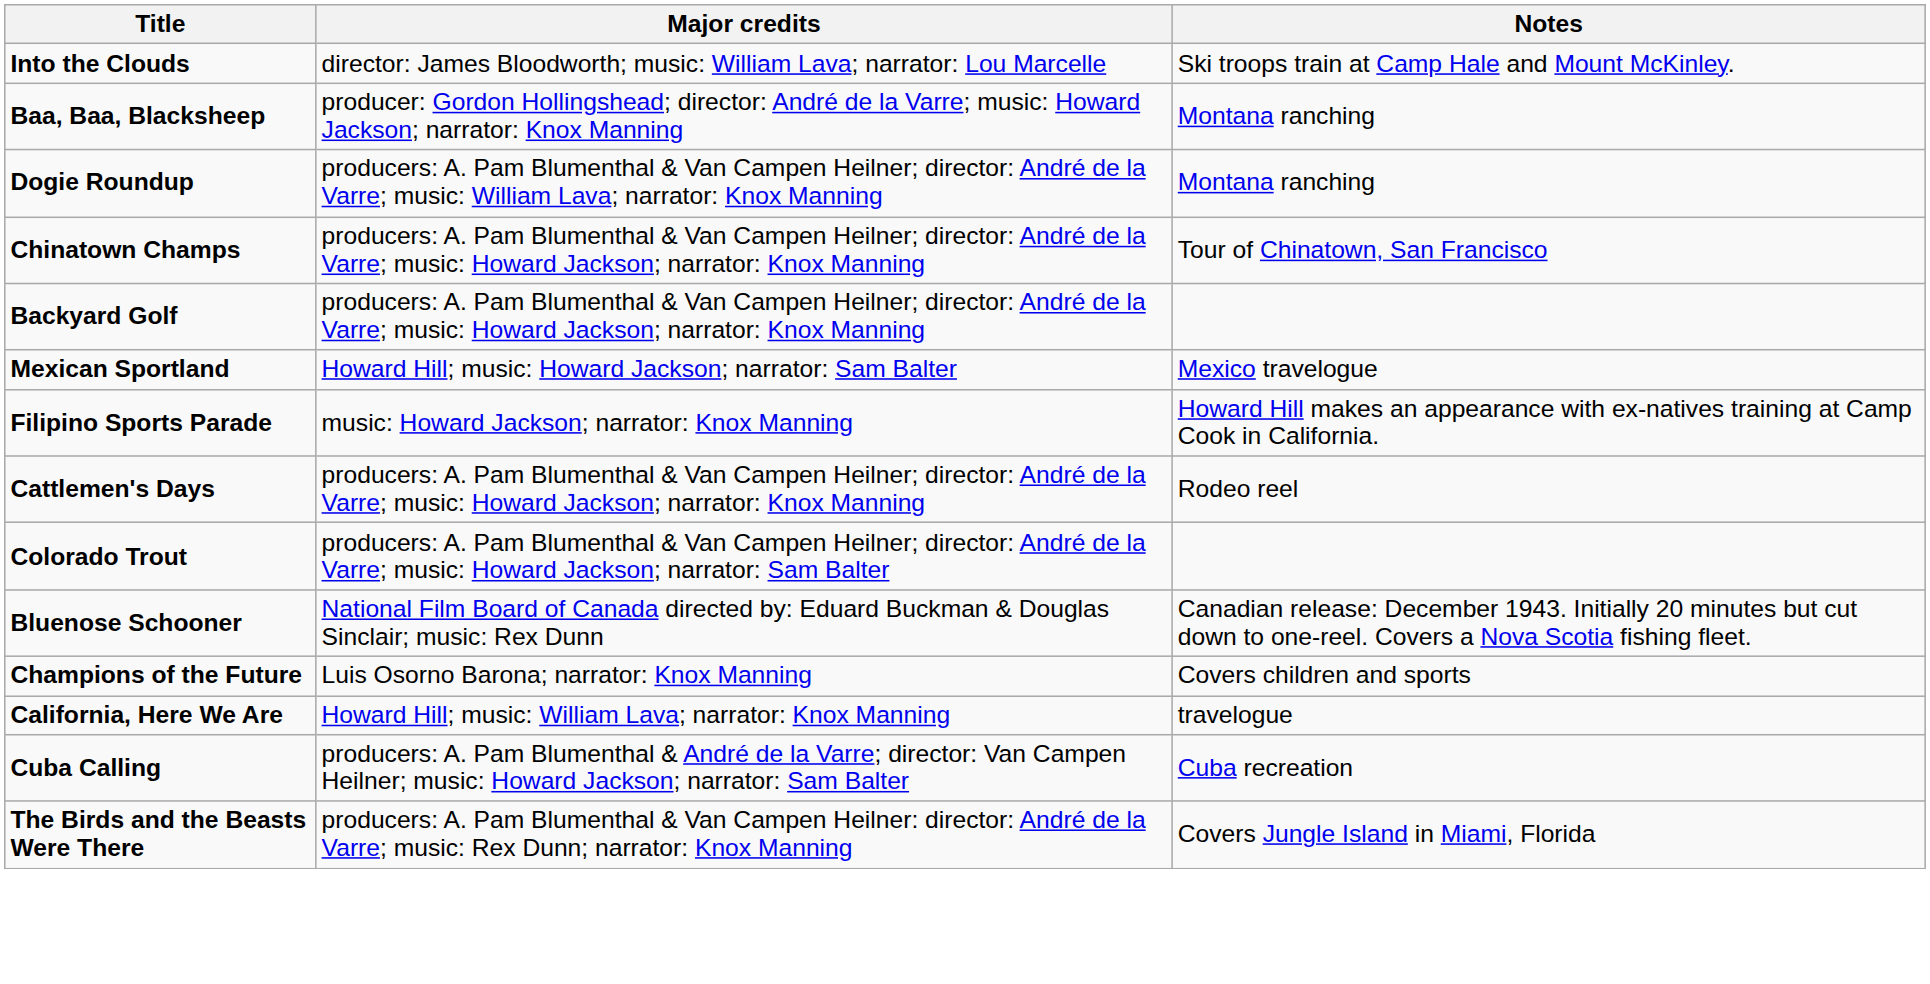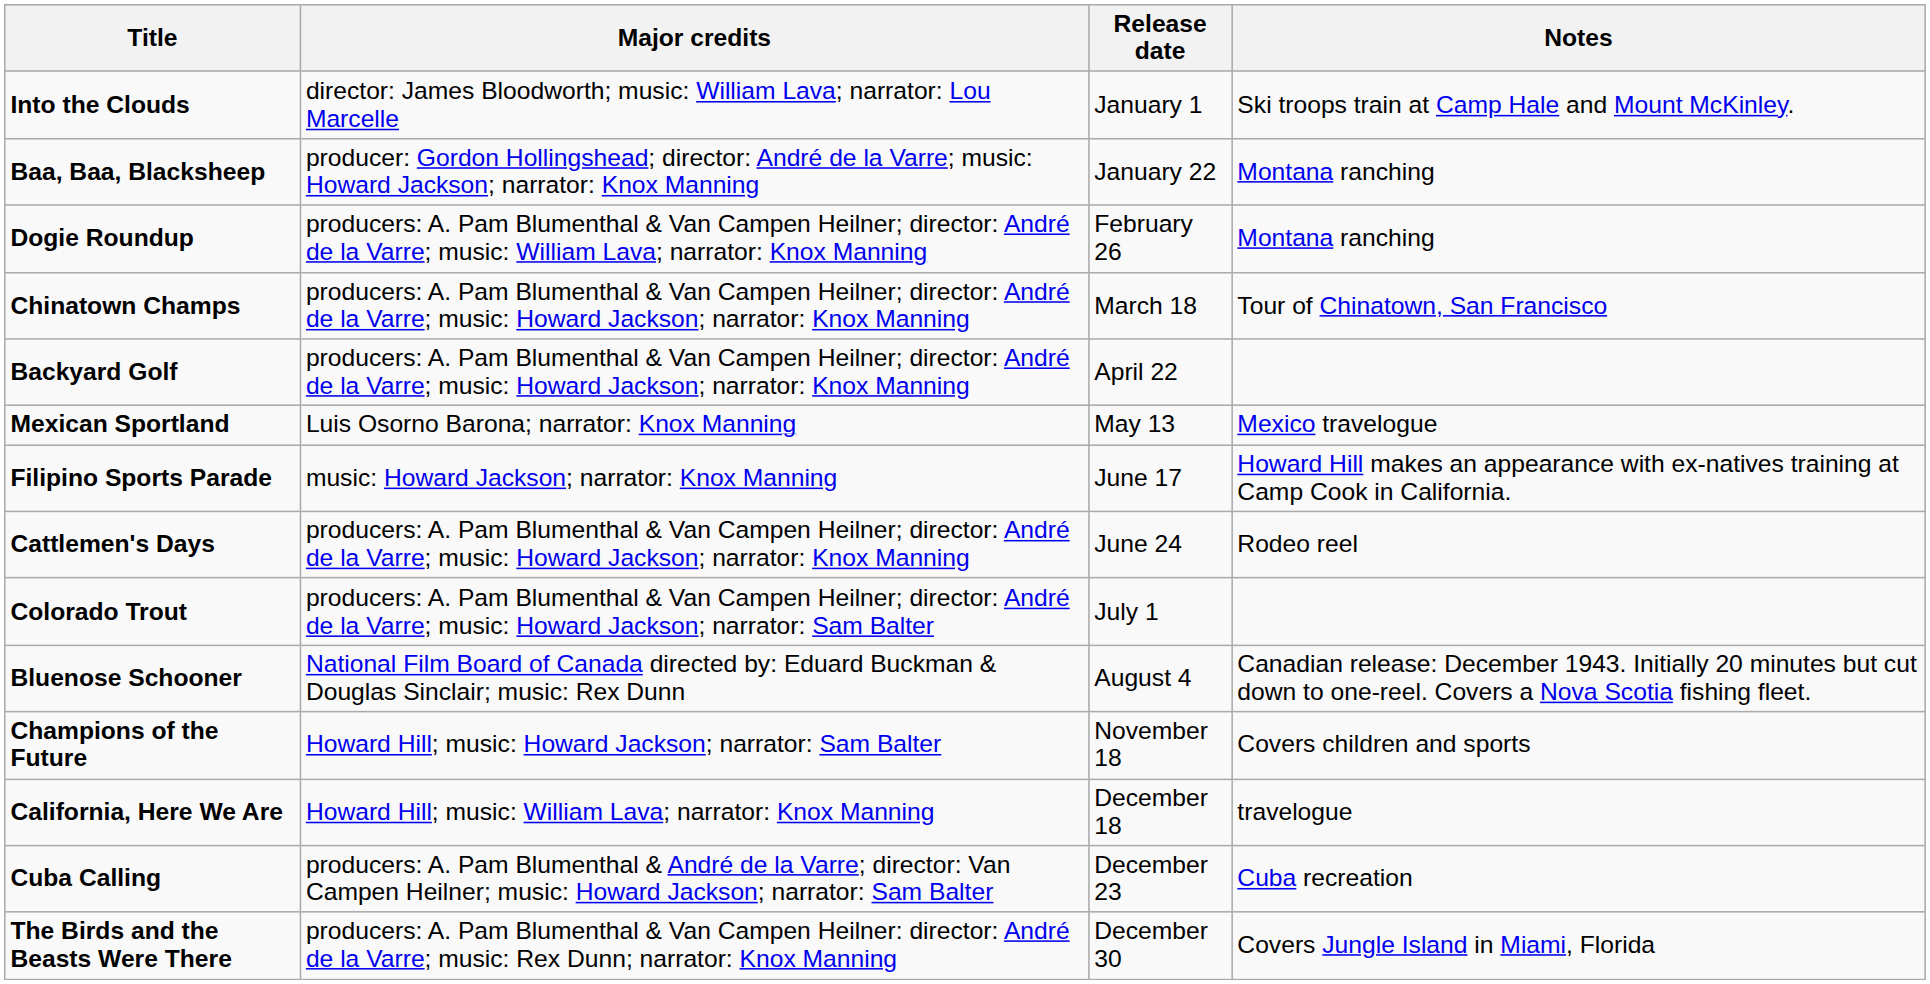+ column: (1160, 37)
(639, 369) Howard Hill; music: Howard Jackson; narrator: Sam Balter -> (551, 424) Luis Osorno Barona; narrator: Knox Manning
(567, 675) Luis Osorno Barona; narrator: Knox Manning -> (624, 744) Howard Hill; music: Howard Jackson; narrator: Sam Balter
